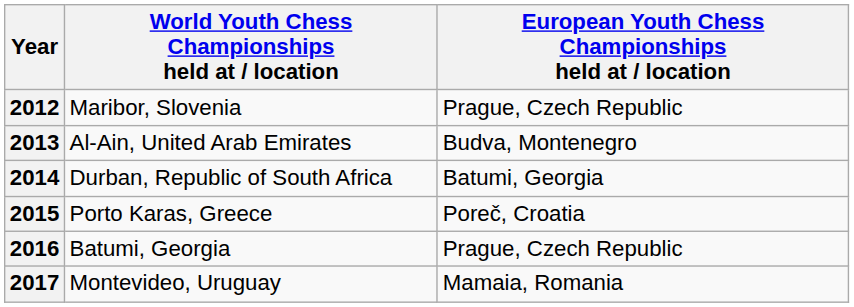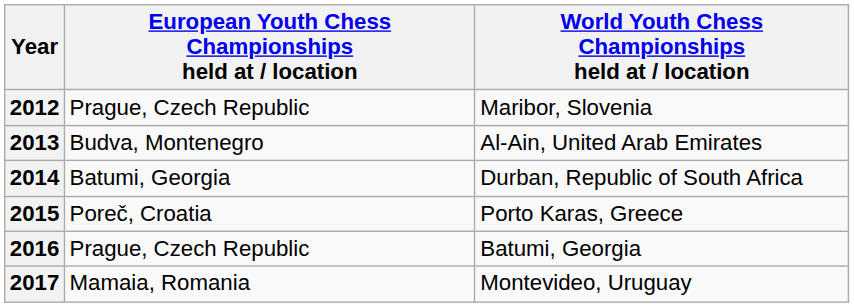columns swapped: (251, 47) <-> (643, 47)
